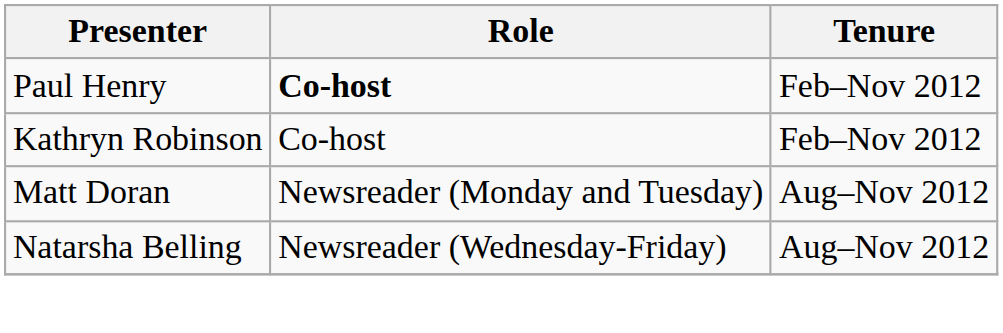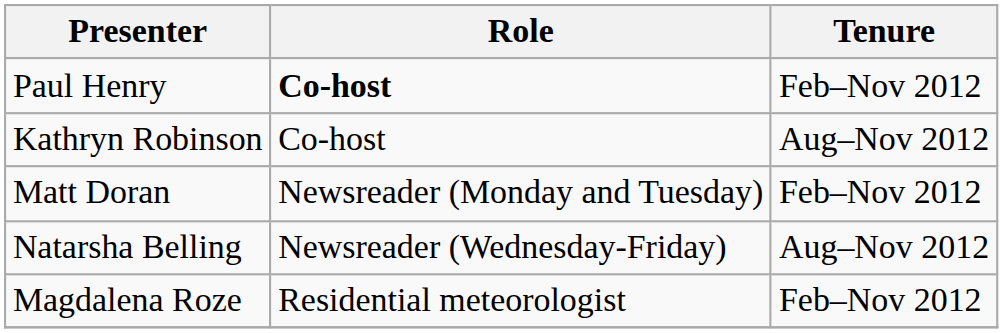(880, 138) Feb–Nov 2012 -> (884, 138) Aug–Nov 2012
(884, 192) Aug–Nov 2012 -> (880, 192) Feb–Nov 2012
+ row: (127, 300)
